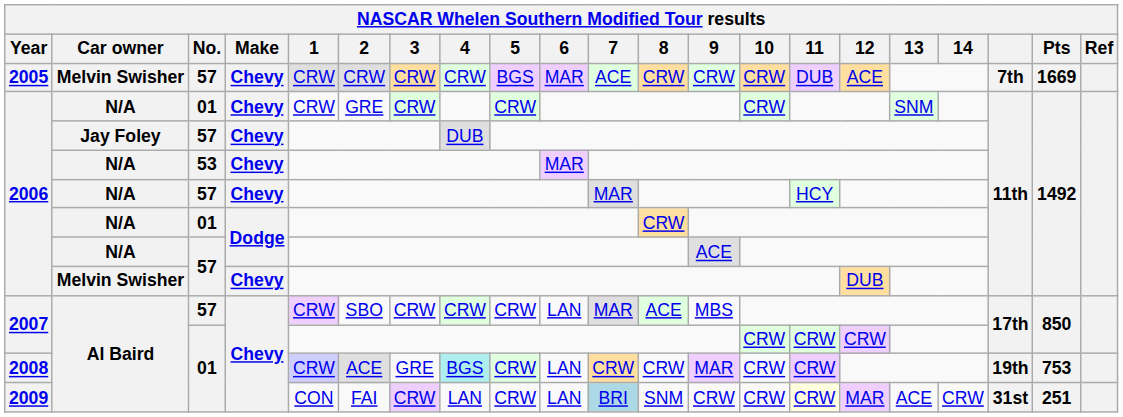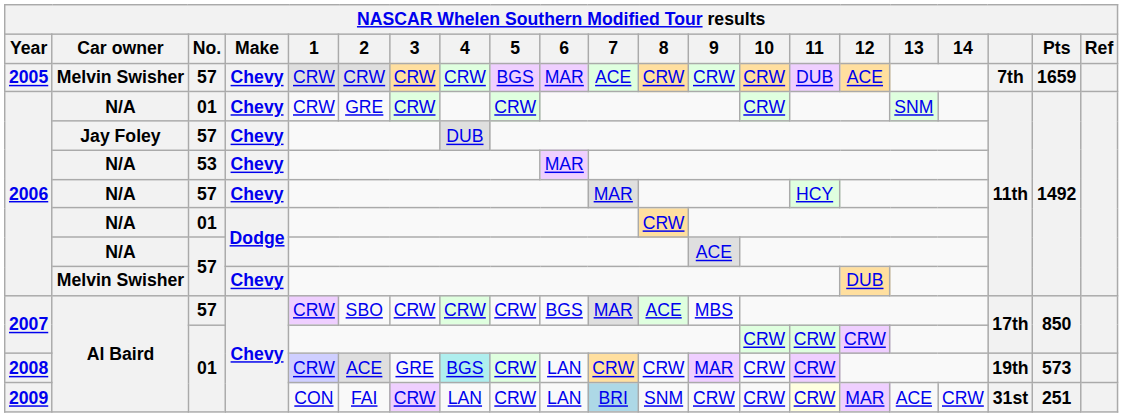(1057, 77) 1669 -> (1057, 77) 1659
(564, 310) LAN -> (564, 310) BGS
(1057, 368) 753 -> (1057, 368) 573
